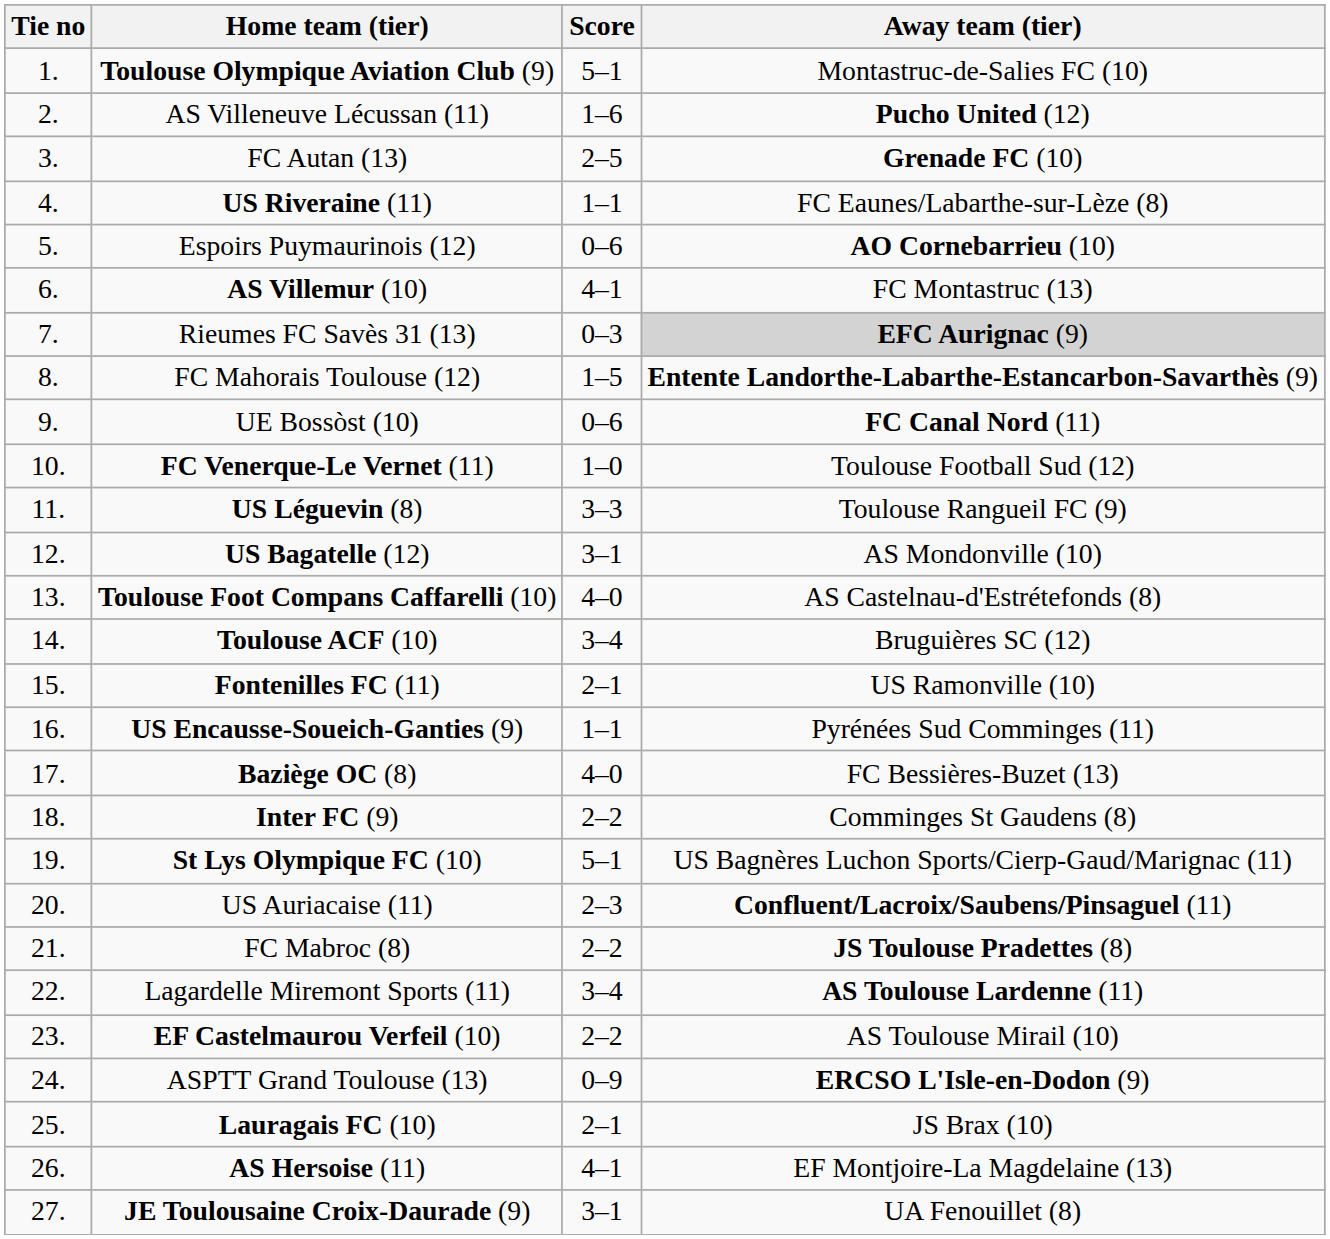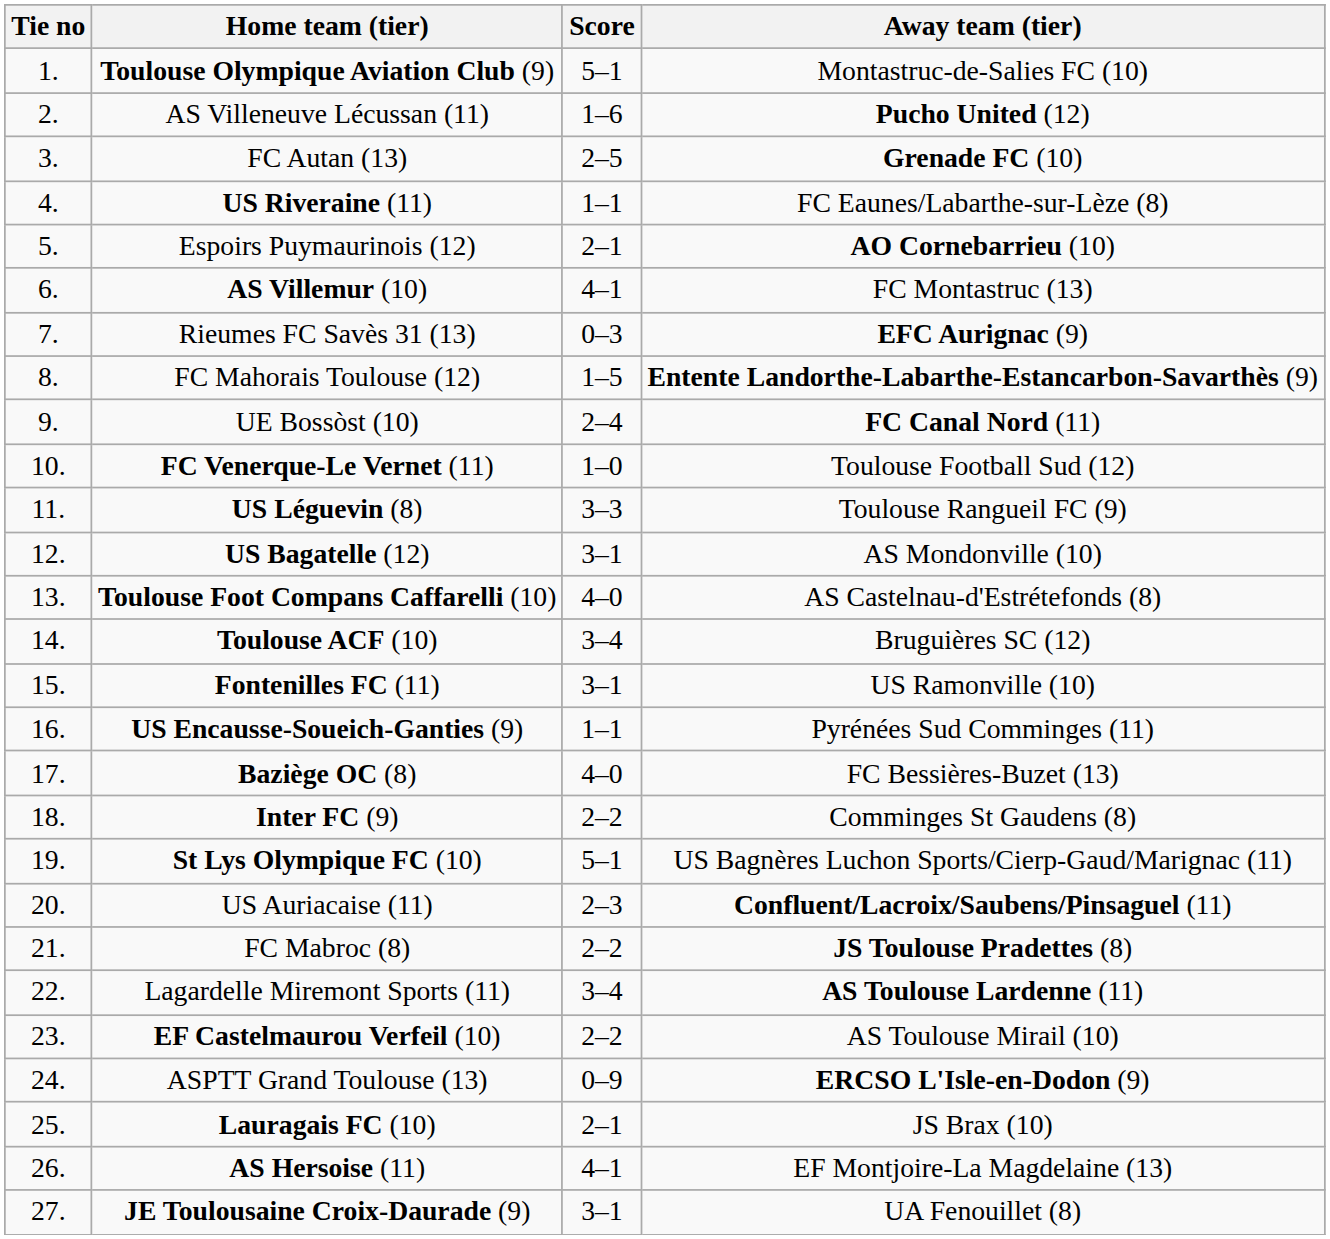(602, 245) 0–6 -> (602, 245) 2–1
(983, 333) lightgrey background -> (983, 333) no background
(602, 421) 0–6 -> (602, 421) 2–4
(602, 684) 2–1 -> (602, 684) 3–1
